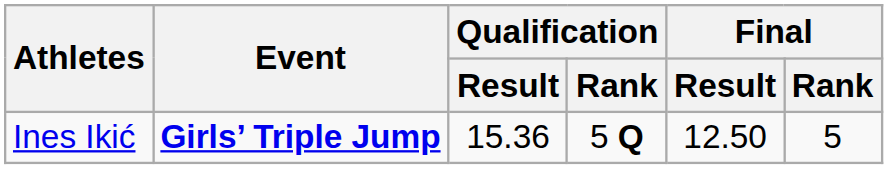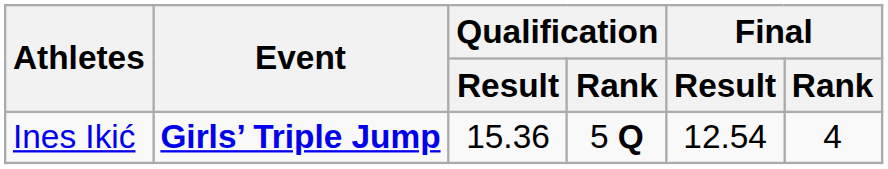(725, 138) 12.50 -> (725, 138) 12.54
(833, 138) 5 -> (833, 138) 4
